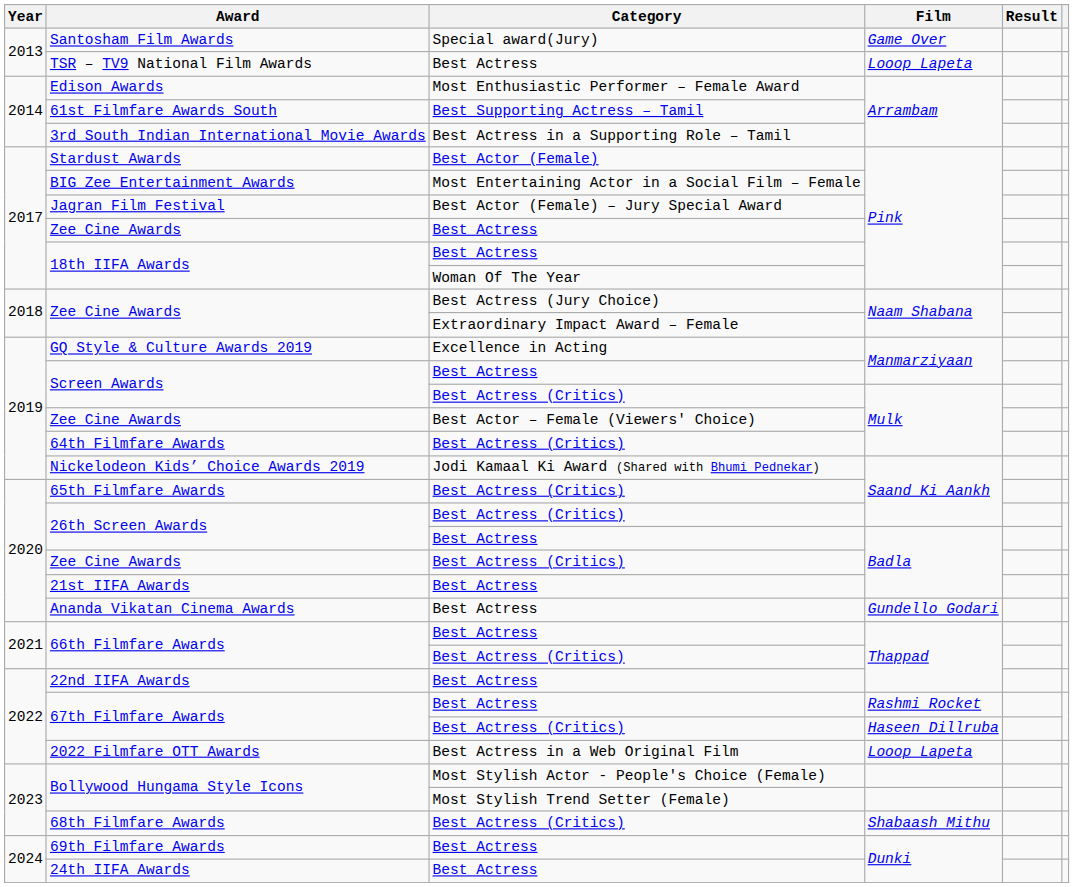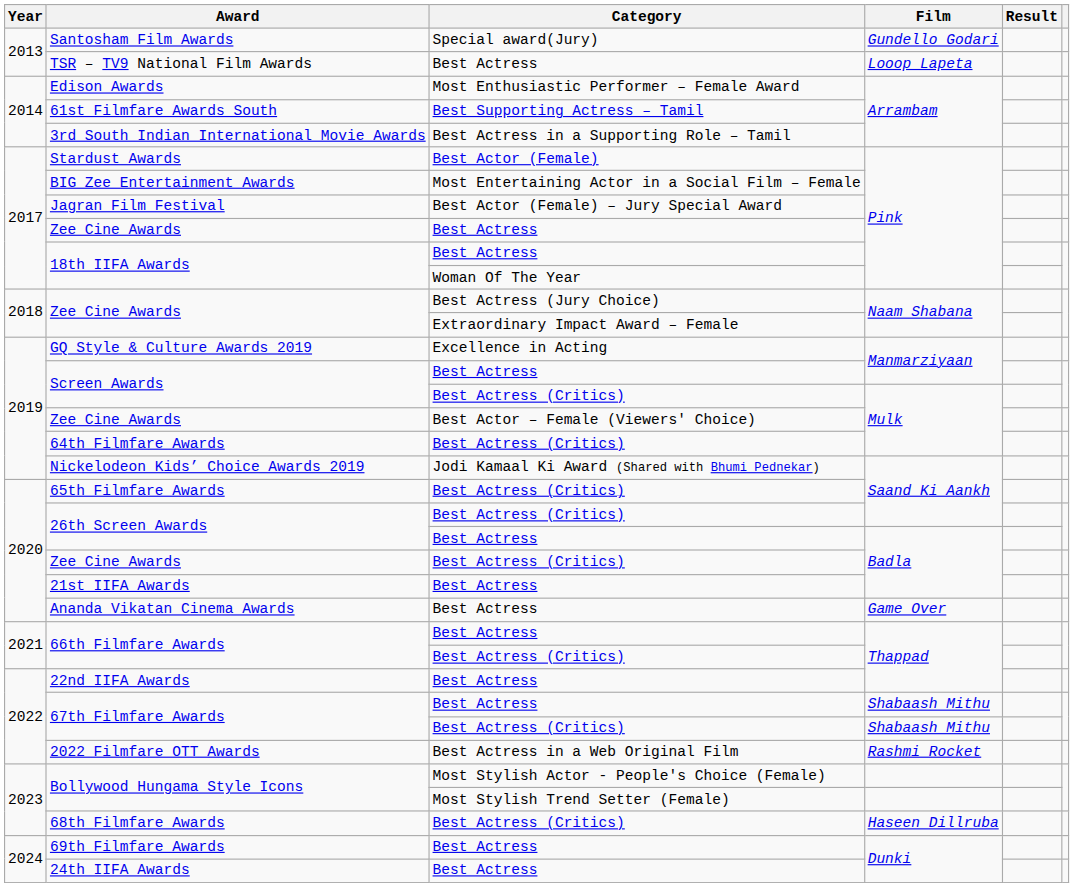(907, 40) Game Over -> (933, 40) Gundello Godari
(933, 610) Gundello Godari -> (907, 610) Game Over
(924, 705) Rashmi Rocket -> (929, 705) Shabaash Mithu
(933, 728) Haseen Dillruba -> (929, 728) Shabaash Mithu
(920, 752) Looop Lapeta -> (924, 752) Rashmi Rocket
(929, 823) Shabaash Mithu -> (933, 823) Haseen Dillruba
